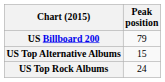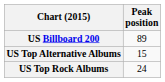(142, 38) 79 -> (142, 38) 89
